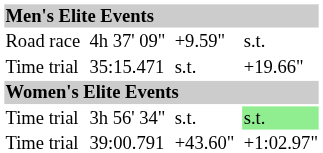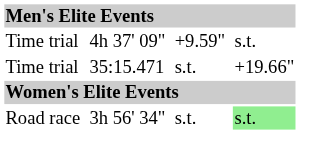(43, 41) Road race -> (42, 41) Time trial
(42, 117) Time trial -> (43, 117) Road race
- row: (127, 143)
